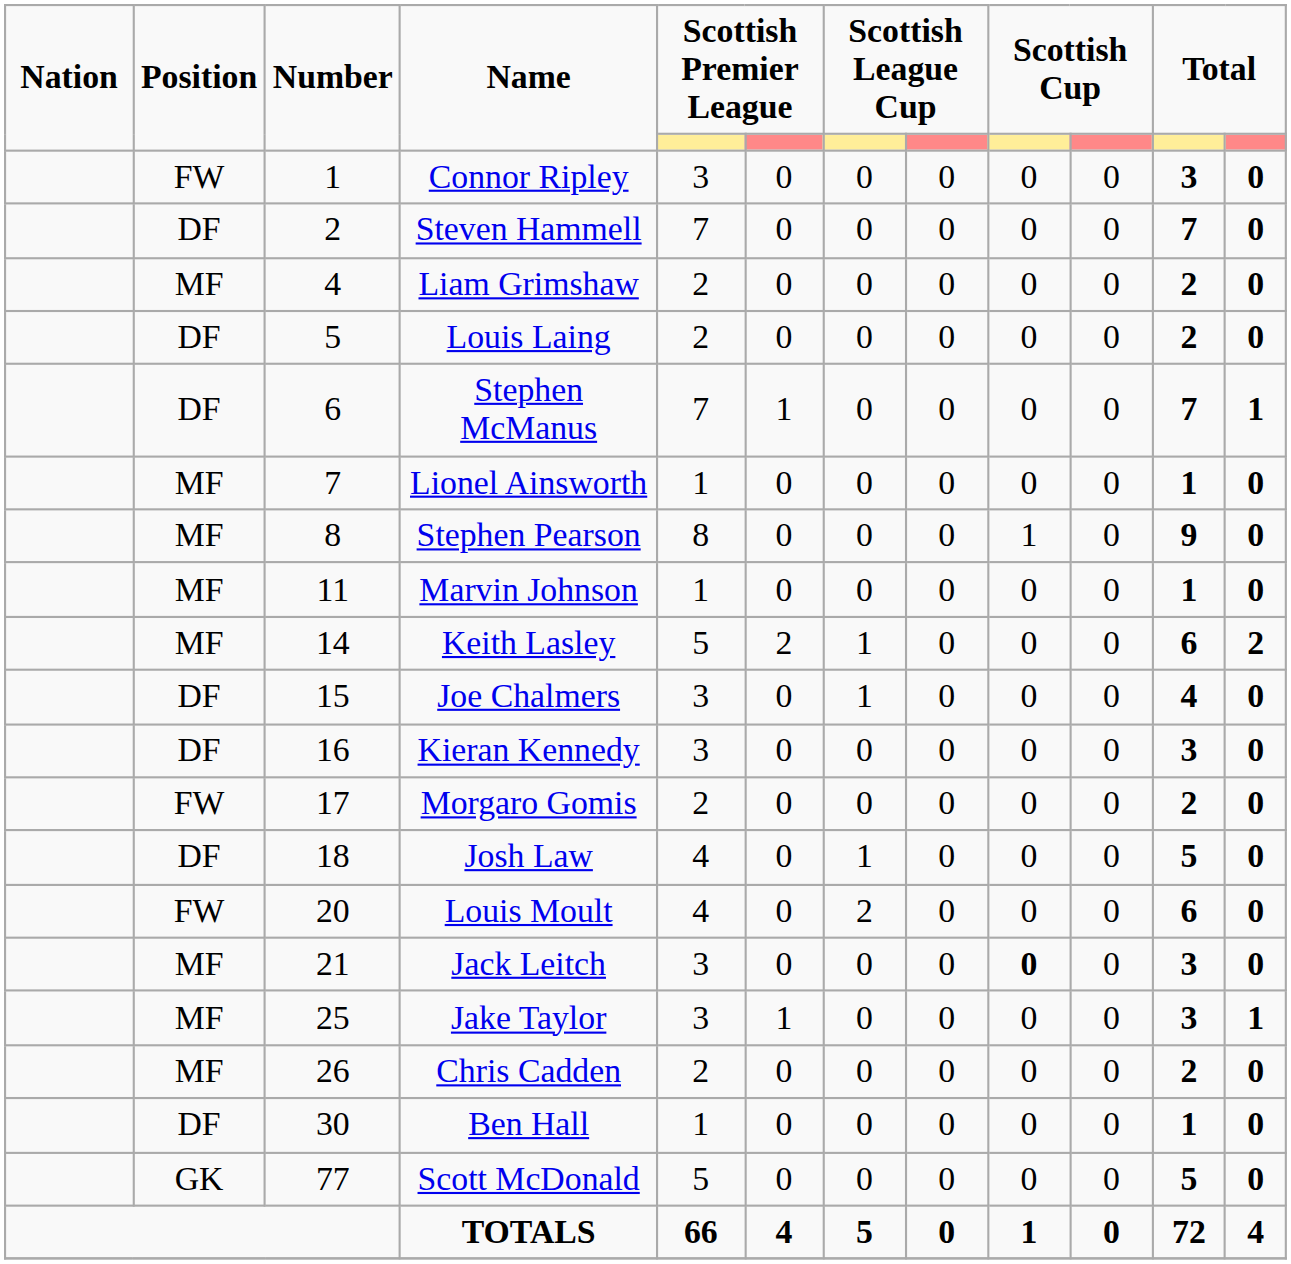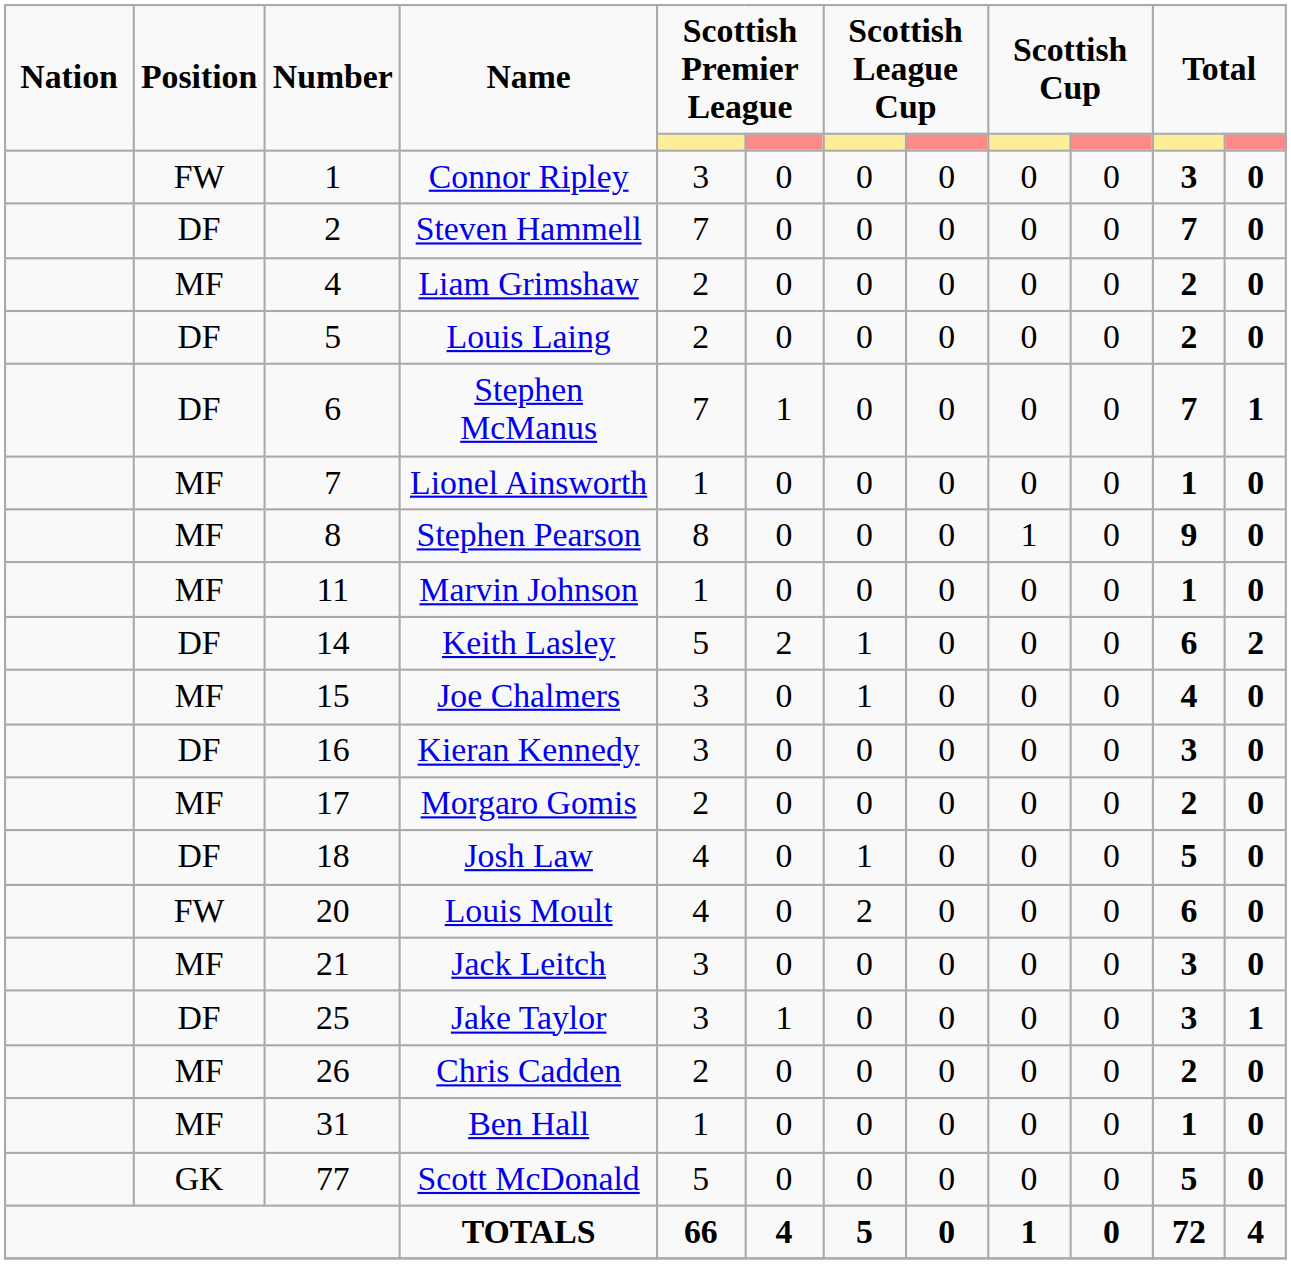(199, 642) MF -> (199, 642) DF
(199, 696) DF -> (199, 696) MF
(199, 803) FW -> (199, 803) MF
(1029, 963) bold -> (1029, 963) normal
(199, 1017) MF -> (199, 1017) DF
(199, 1124) DF -> (199, 1124) MF
(333, 1124) 30 -> (333, 1124) 31
